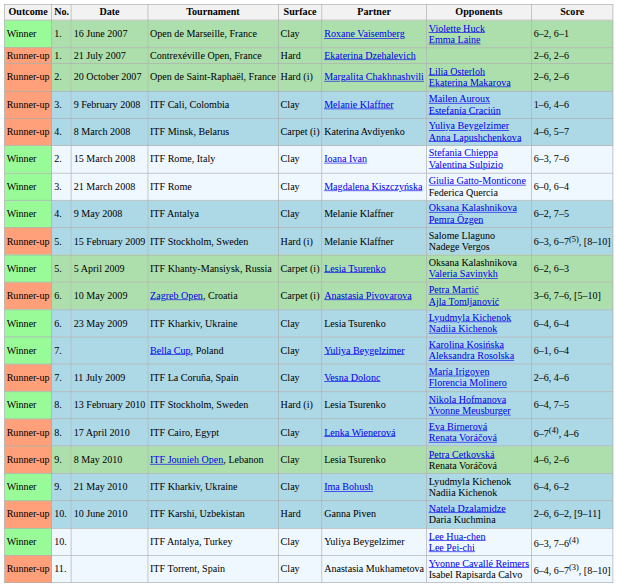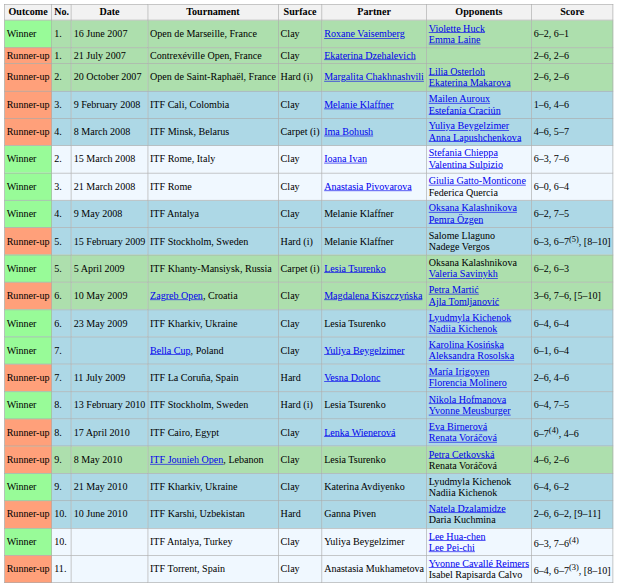(291, 55) Hard -> (290, 55) Clay
(365, 132) Katerina Avdiyenko -> (349, 132) Ima Bohush
(373, 186) Magdalena Kiszczyńska -> (368, 186) Anastasia Pivovarova
(300, 296) Carpet (i) -> (290, 296) Clay
(368, 296) Anastasia Pivovarova -> (373, 296) Magdalena Kiszczyńska
(290, 378) Clay -> (291, 378) Hard
(349, 487) Ima Bohush -> (365, 487) Katerina Avdiyenko
